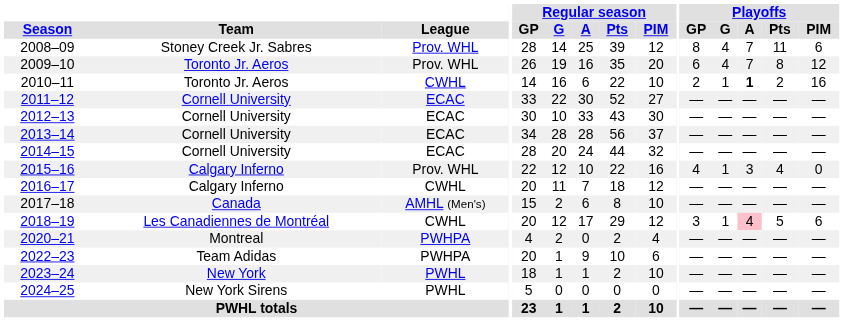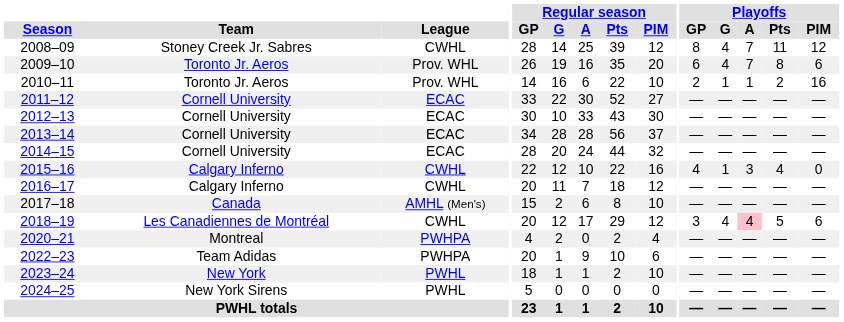(445, 47) Prov. WHL -> (445, 47) CWHL
(819, 47) 6 -> (819, 47) 12
(819, 64) 12 -> (819, 64) 6
(445, 82) CWHL -> (445, 82) Prov. WHL
(750, 82) bold -> (750, 82) normal
(445, 169) Prov. WHL -> (445, 169) CWHL
(725, 221) 1 -> (725, 221) 4
